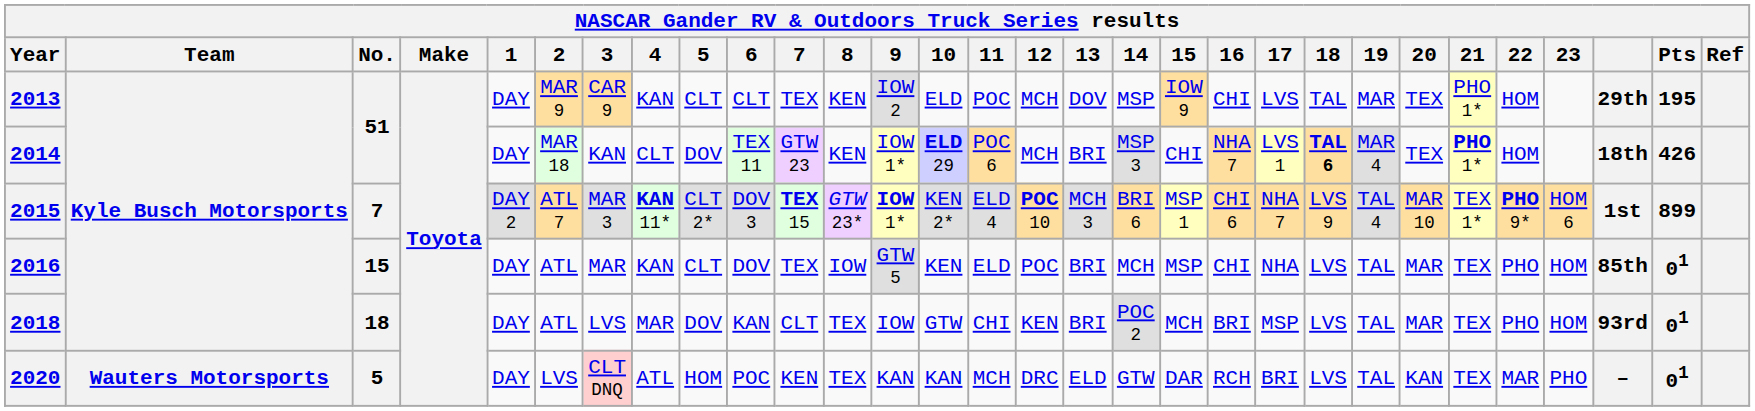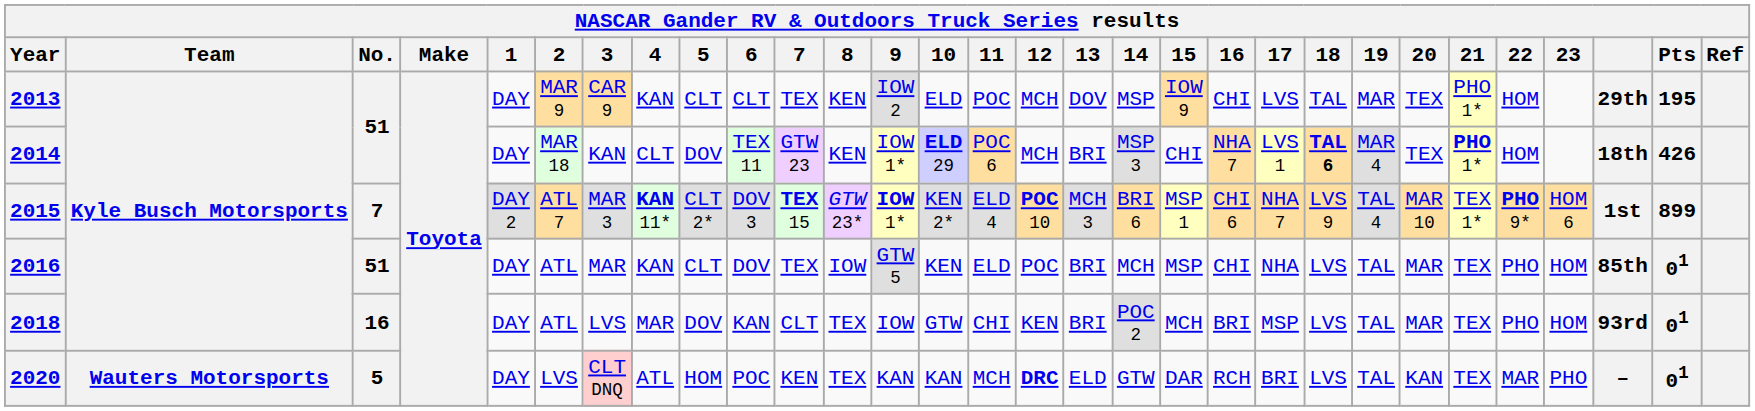(377, 267) 15 -> (377, 267) 51
(377, 323) 18 -> (377, 323) 16
(1040, 378) normal -> (1040, 378) bold
